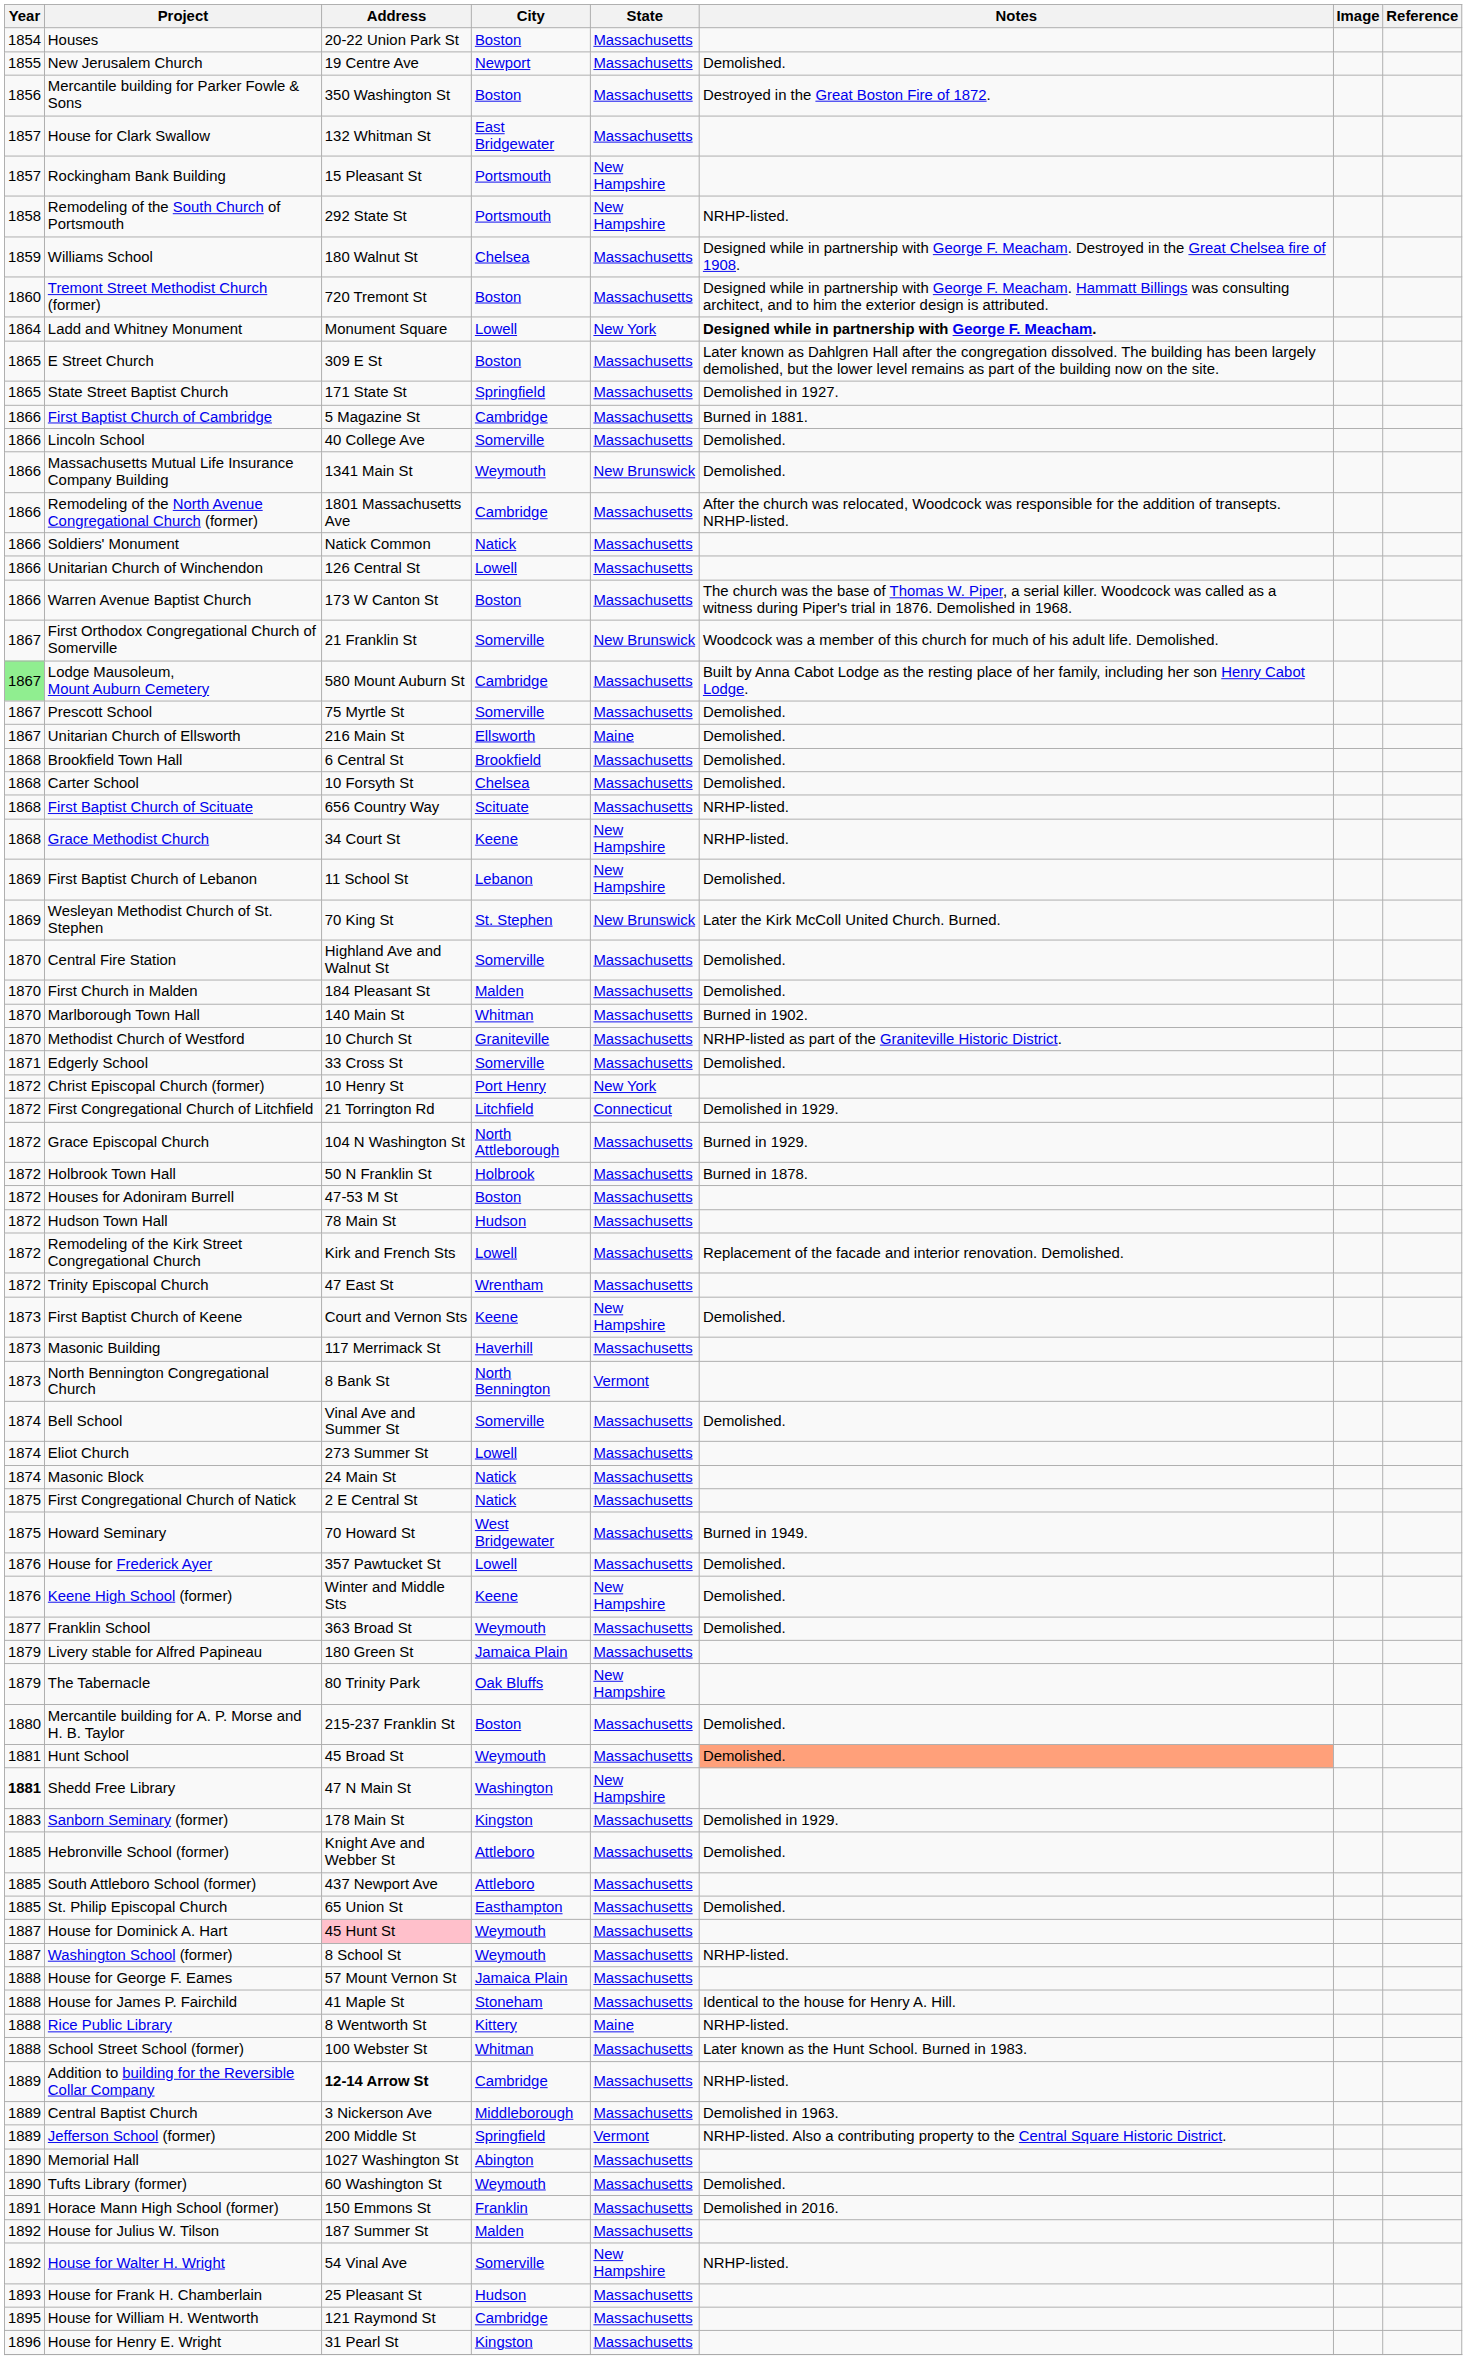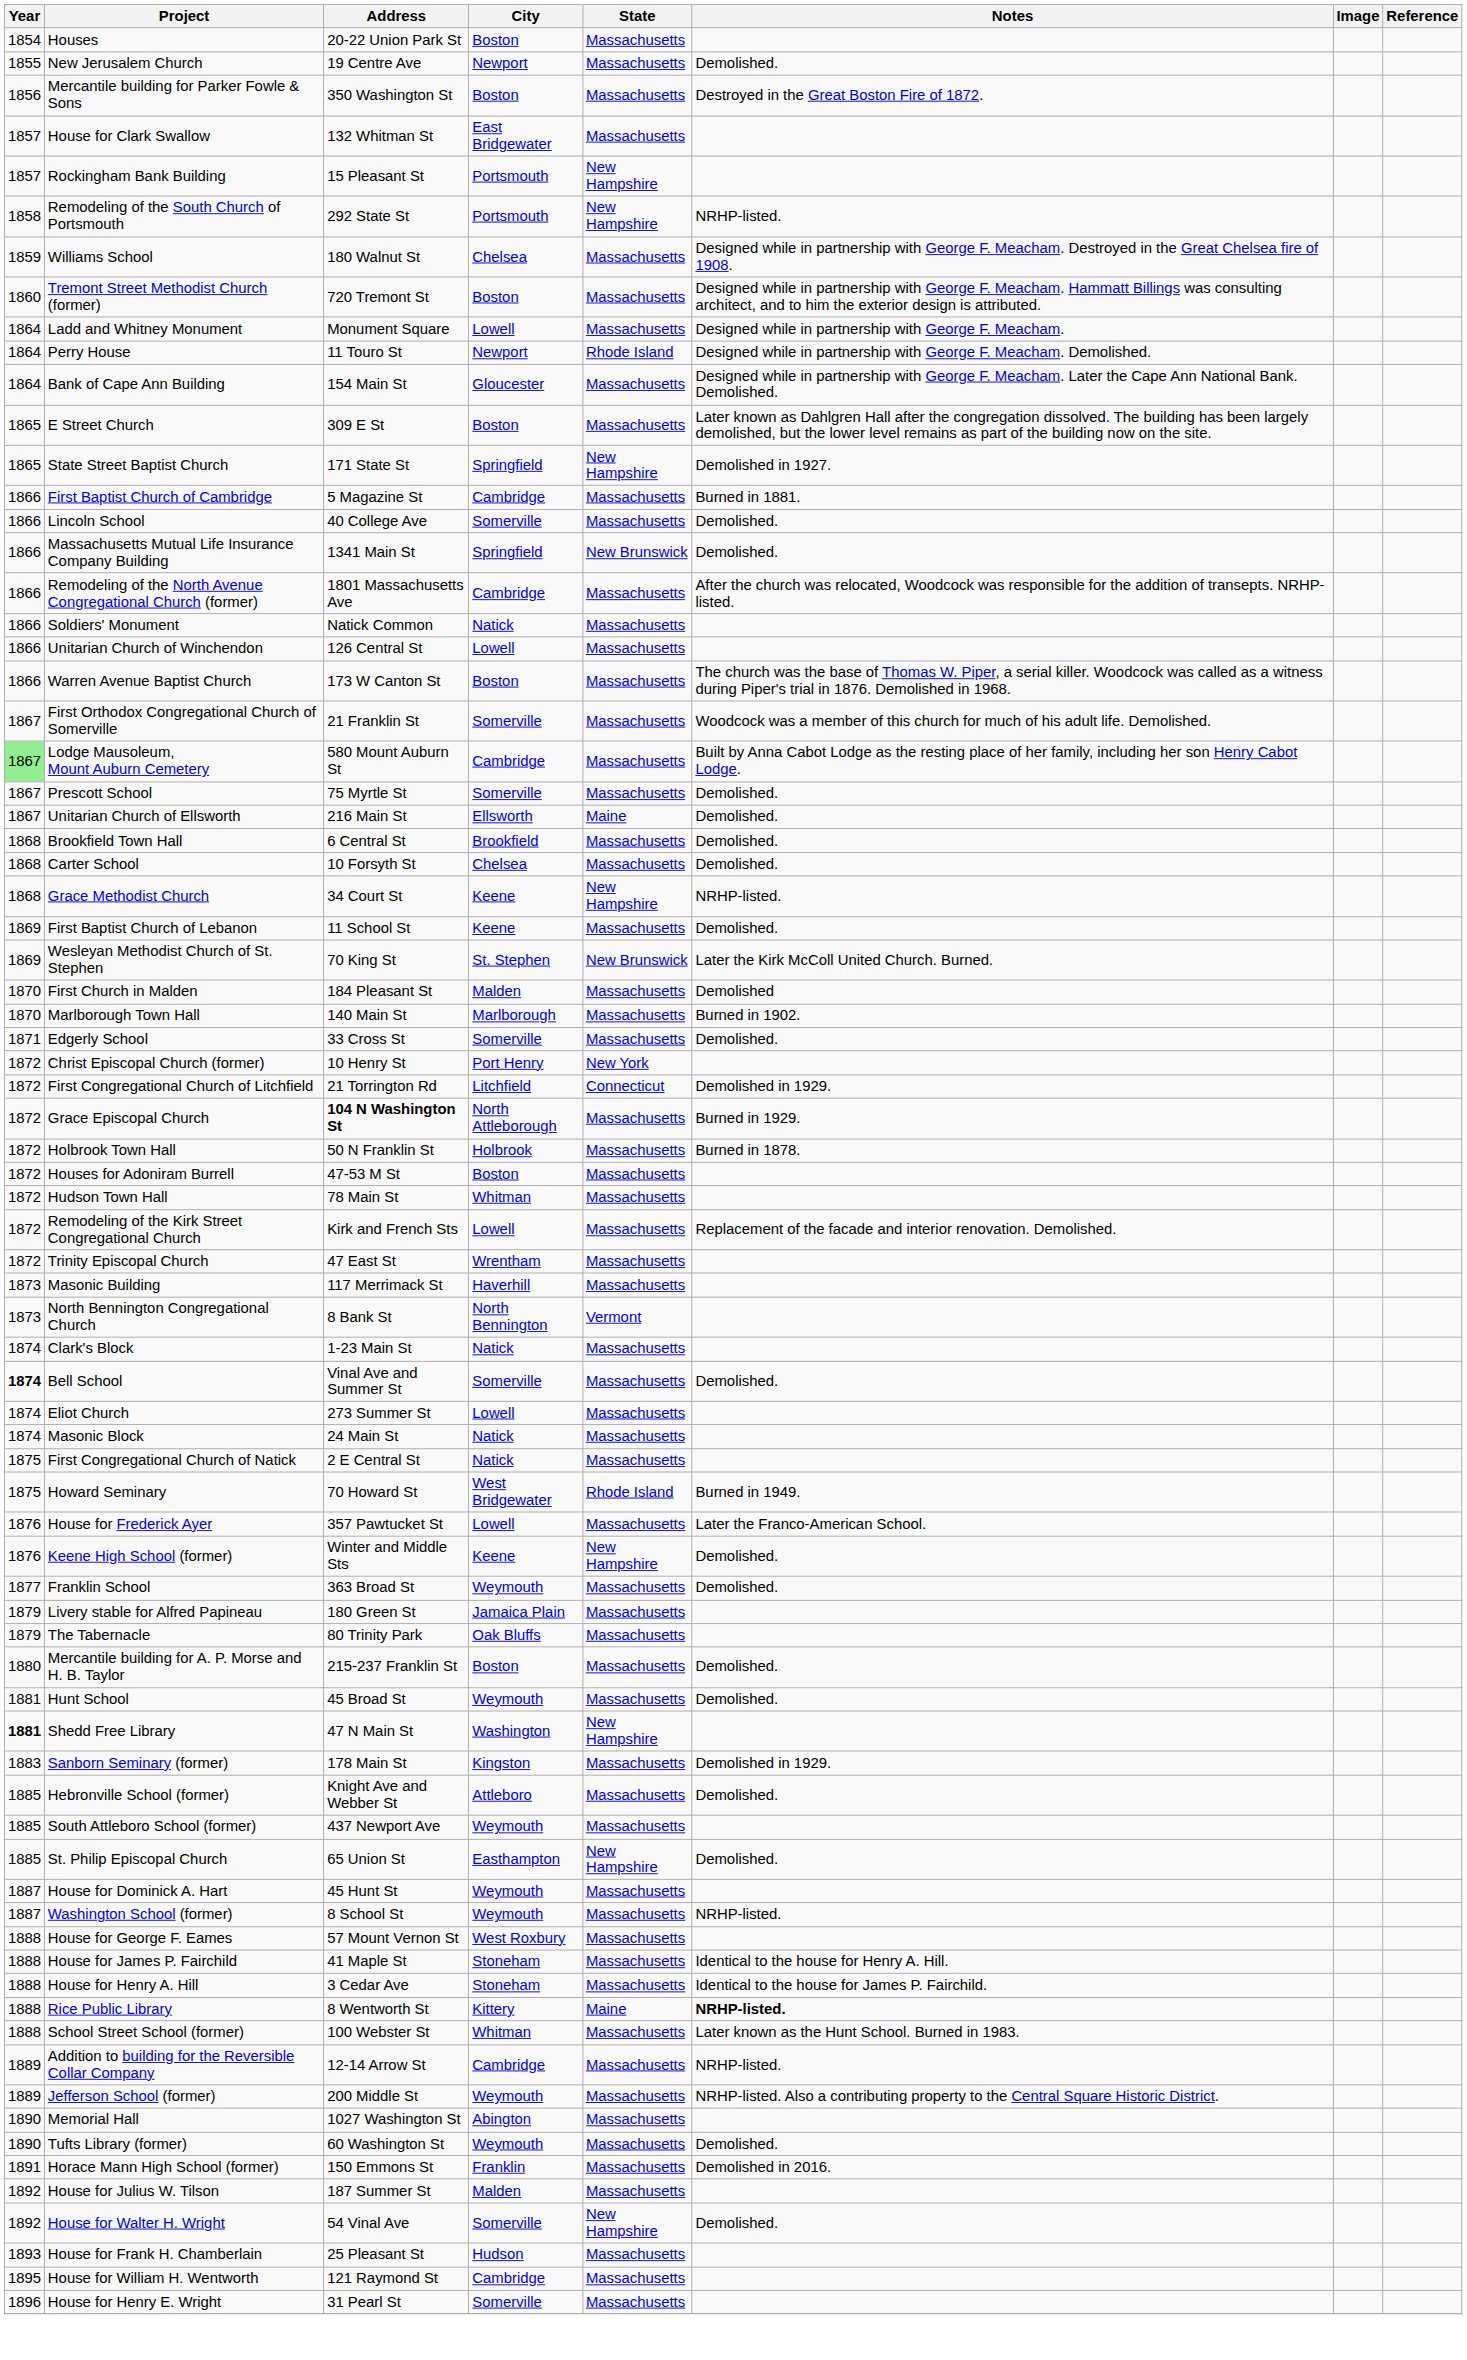(625, 329) New York -> (636, 329) Massachusetts
(900, 329) bold -> (880, 329) normal
+ row: (89, 352)
+ row: (136, 384)
(643, 393) Massachusetts -> (622, 465) New Hampshire
(510, 472) Weymouth -> (507, 552) Springfield
(644, 640) New Brunswick -> (636, 721) Massachusetts
- row: (150, 807)
(504, 879) Lebanon -> (494, 928) Keene
(629, 879) New Hampshire -> (636, 928) Massachusetts
- row: (112, 960)
(744, 992) Demolished. -> (735, 992) Demolished
(504, 1015) Whitman -> (514, 1015) Marlborough
- row: (146, 1039)
(395, 1142) normal -> (391, 1118) bold
(501, 1221) Hudson -> (502, 1197) Whitman
- row: (145, 1317)
+ row: (91, 1349)
(24, 1421) normal -> (24, 1381) bold
(643, 1532) Massachusetts -> (630, 1492) Rhode Island
(744, 1564) Demolished. -> (811, 1524) Later the Franco-American School.
(629, 1684) New Hampshire -> (636, 1635) Massachusetts
(744, 1756) lightsalmon background -> (737, 1699) no background
(505, 1884) Attleboro -> (508, 1827) Weymouth
(643, 1907) Massachusetts -> (622, 1859) New Hampshire
(360, 1931) pink background -> (362, 1891) no background
(521, 1978) Jamaica Plain -> (519, 1938) West Roxbury
+ row: (123, 1985)
(746, 2025) normal -> (741, 2009) bold
(377, 2081) bold -> (376, 2064) normal
- row: (123, 2113)
(510, 2136) Springfield -> (508, 2096) Weymouth
(621, 2136) Vermont -> (636, 2096) Massachusetts
(746, 2263) NRHP-listed. -> (737, 2222) Demolished.
(504, 2342) Kingston -> (507, 2302) Somerville
